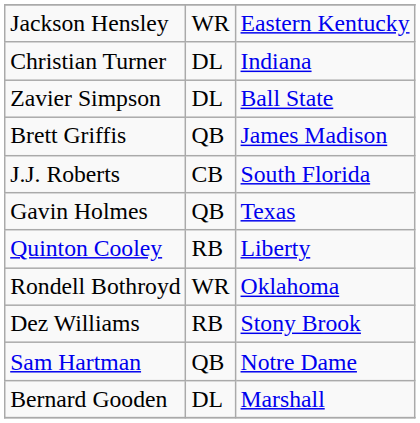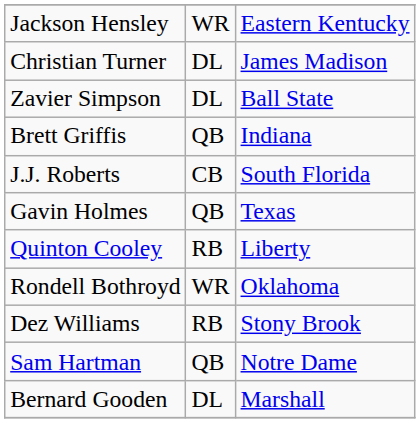(276, 60) Indiana -> (314, 60) James Madison
(314, 135) James Madison -> (276, 135) Indiana
